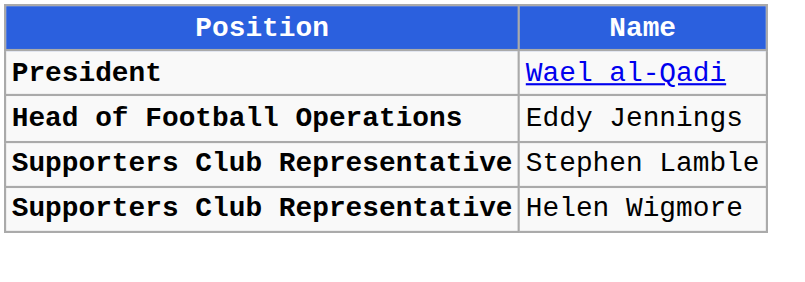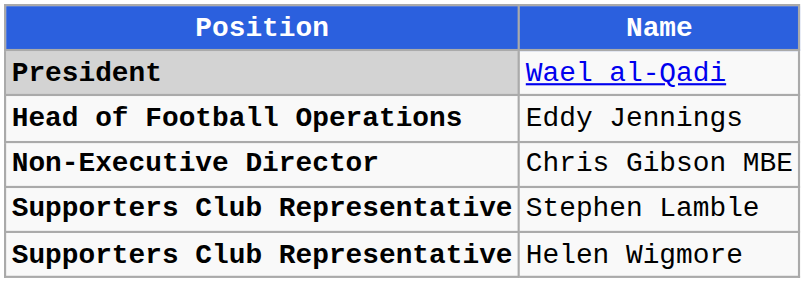(87, 73) no background -> (87, 73) lightgrey background
+ row: (659, 164)
